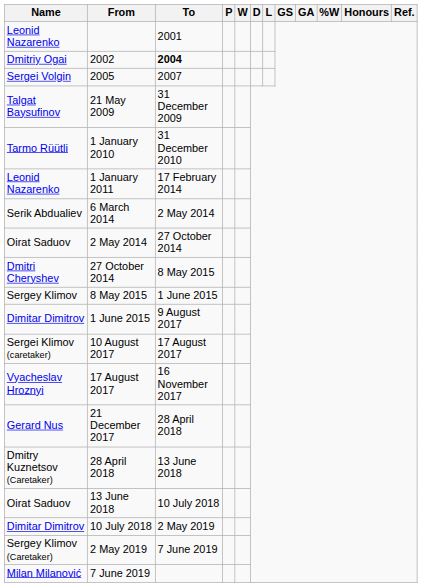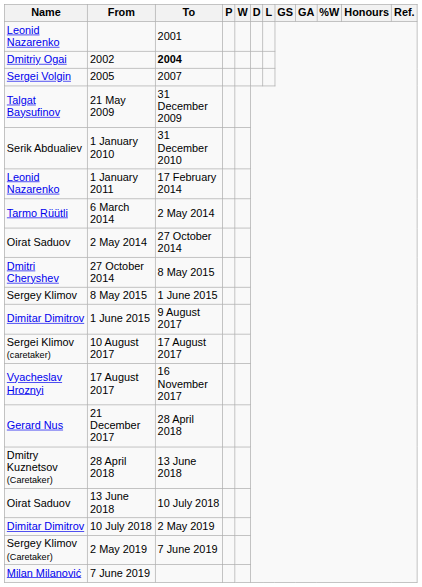(37, 148) Tarmo Rüütli -> (44, 148) Serik Abdualiev
(44, 213) Serik Abdualiev -> (37, 213) Tarmo Rüütli
